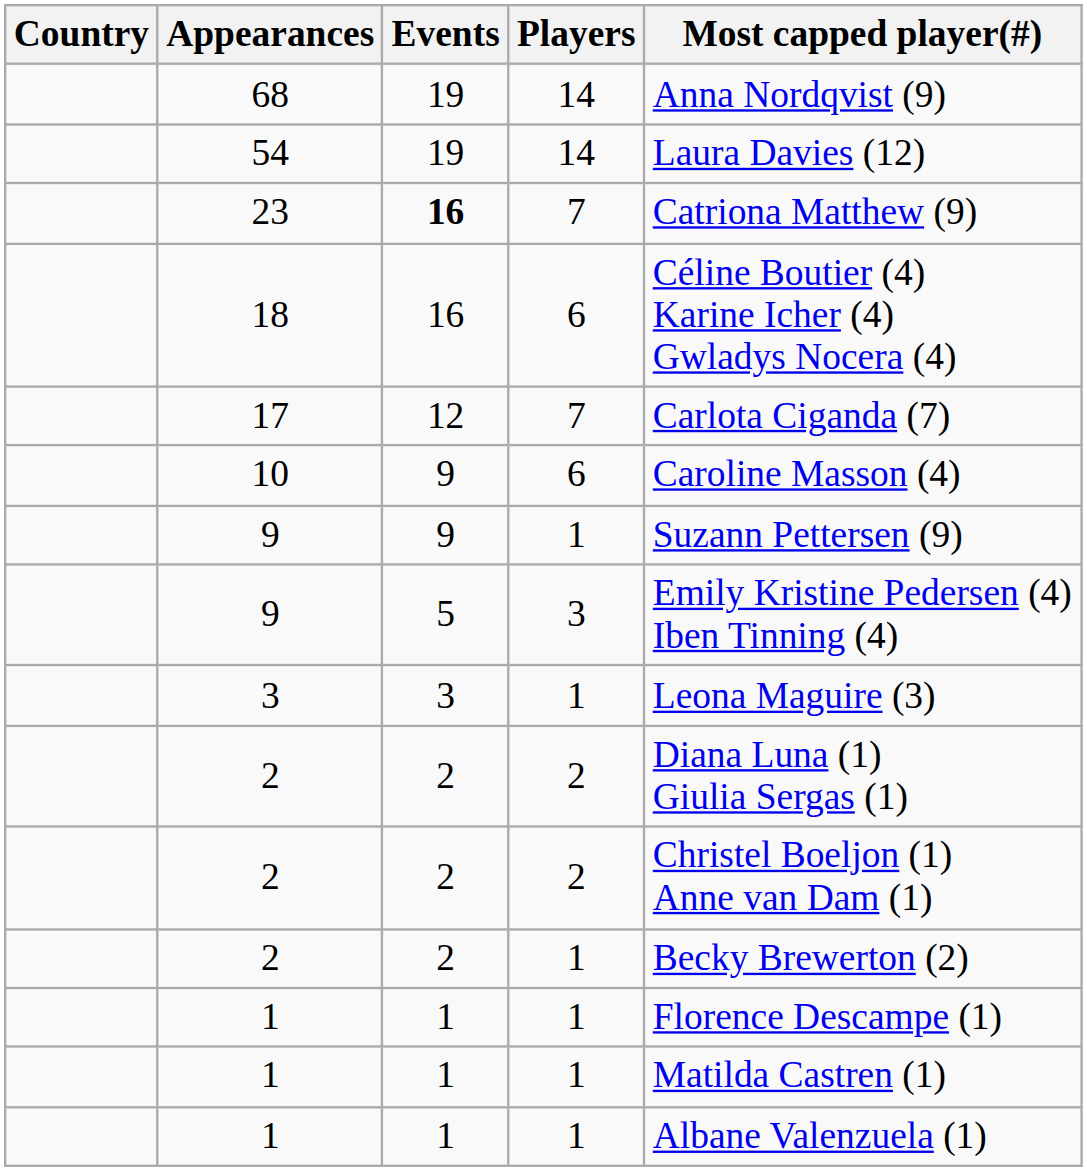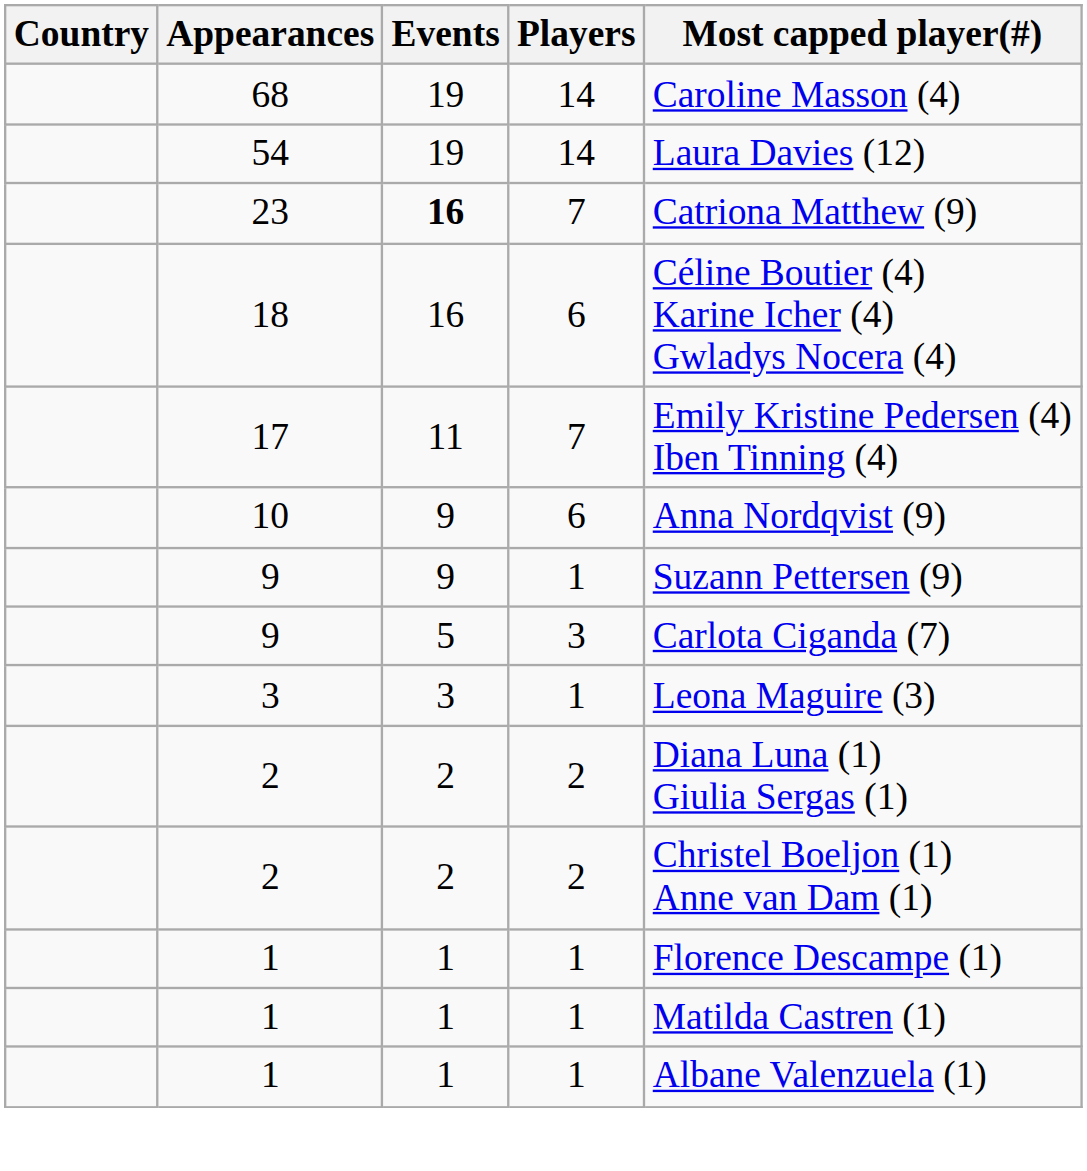(799, 93) Anna Nordqvist (9) -> (807, 93) Caroline Masson (4)
(446, 415) 12 -> (446, 436) 11
(801, 415) Carlota Ciganda (7) -> (862, 436) Emily Kristine Pedersen (4) Iben Tinning (4)
(807, 474) Caroline Masson (4) -> (799, 516) Anna Nordqvist (9)
(862, 614) Emily Kristine Pedersen (4) Iben Tinning (4) -> (801, 635) Carlota Ciganda (7)
- row: (270, 957)
